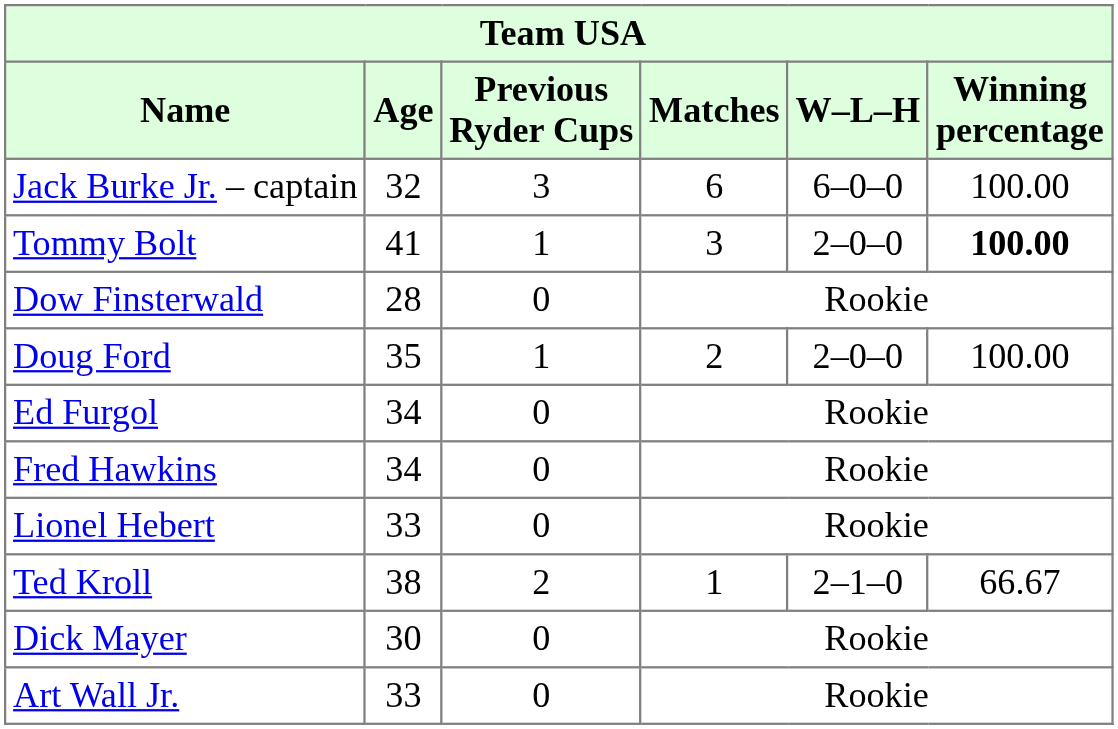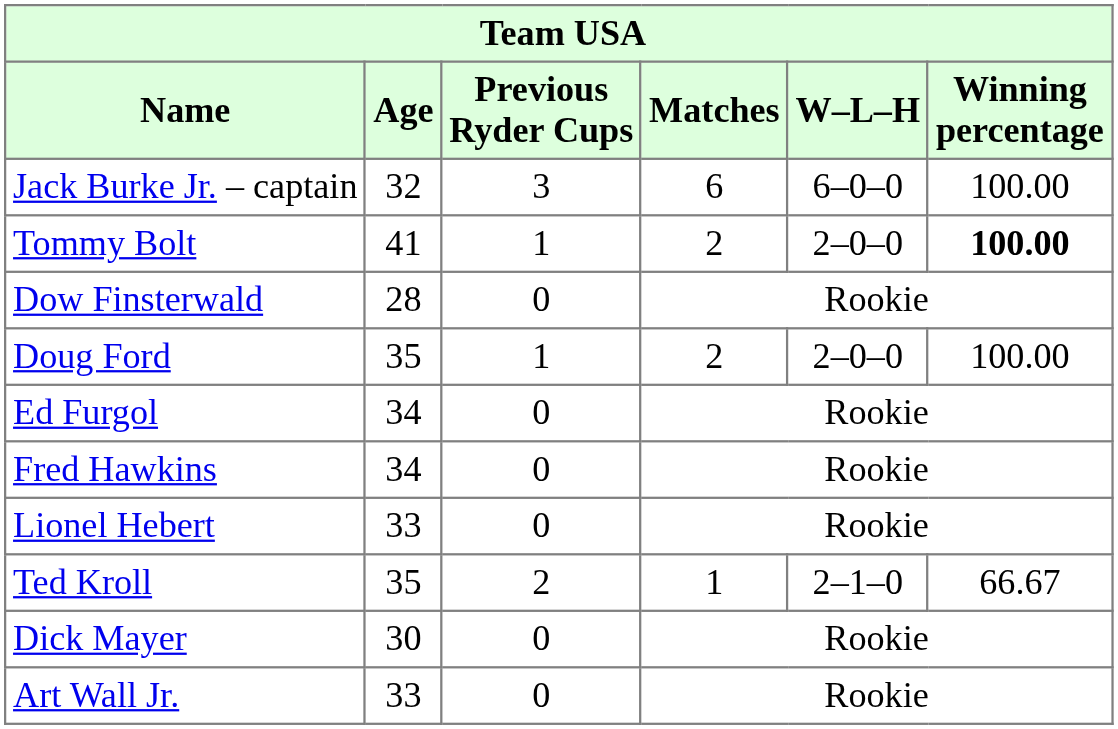(714, 242) 3 -> (714, 242) 2
(403, 581) 38 -> (403, 581) 35
